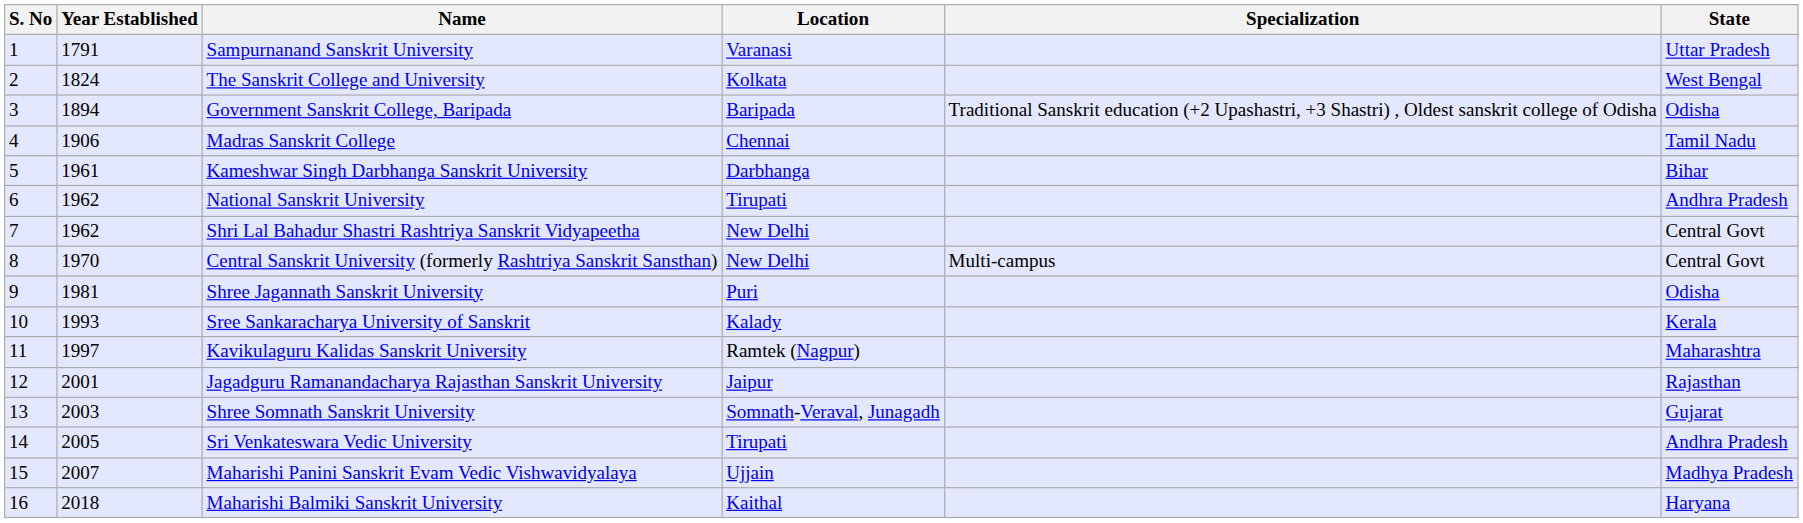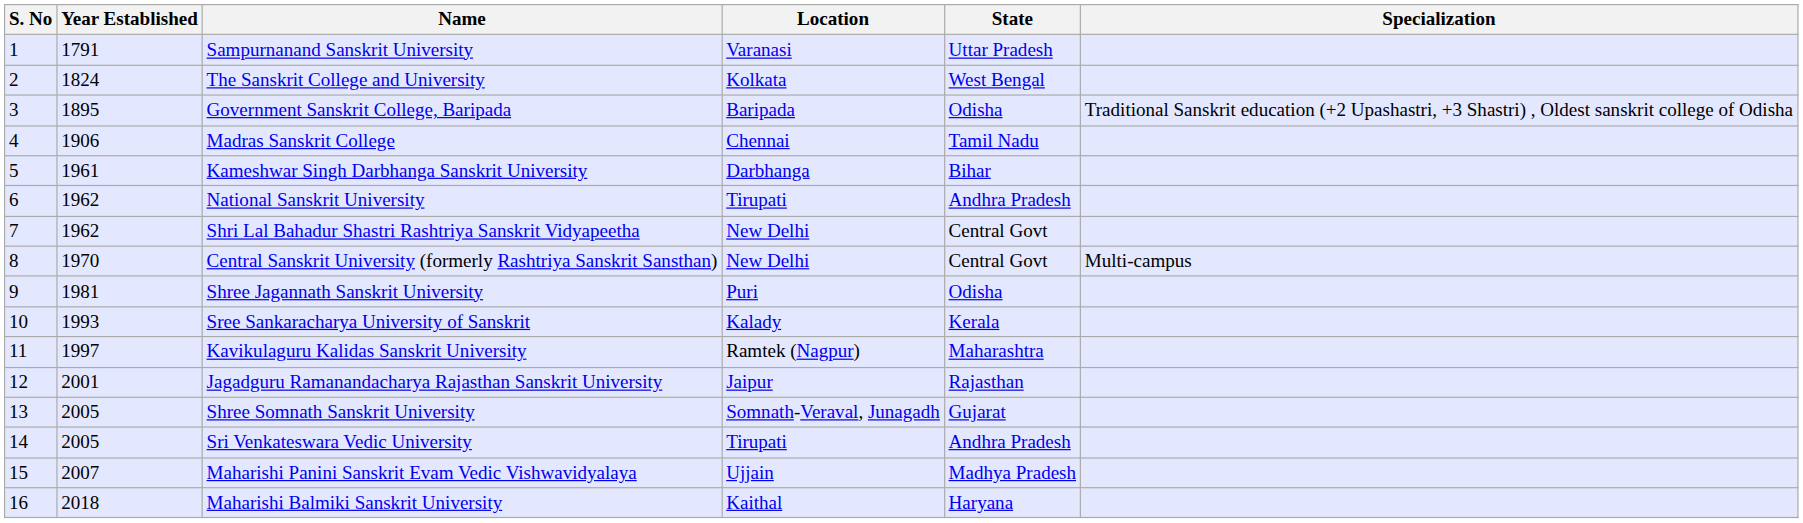columns swapped: (1729, 19) <-> (1303, 19)
(80, 110) 1894 -> (80, 110) 1895
(80, 412) 2003 -> (80, 412) 2005
